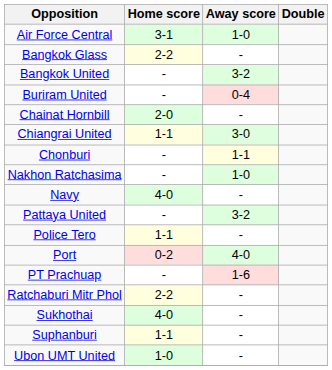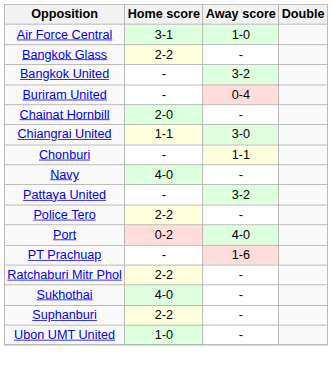- row: (65, 174)
(164, 235) 1-1 -> (164, 214) 2-2
(164, 335) 1-1 -> (164, 315) 2-2
